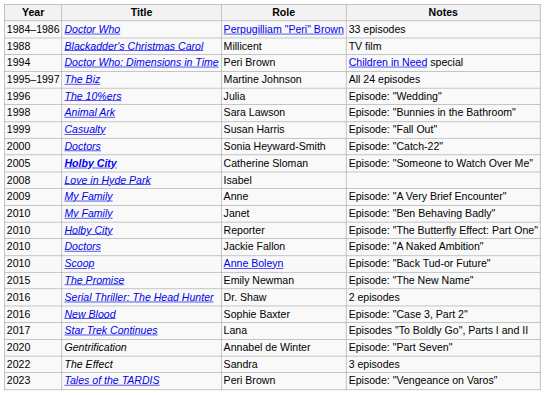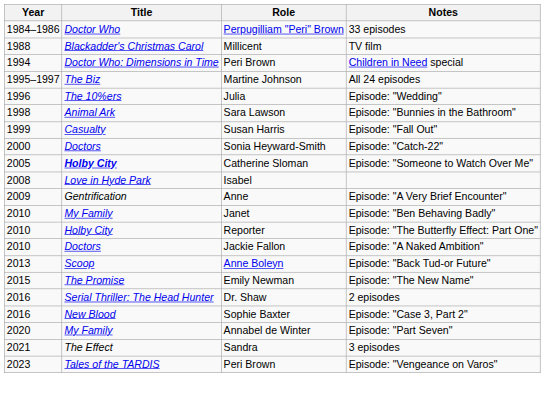(89, 197) My Family -> (96, 197) Gentrification
(19, 264) 2010 -> (19, 264) 2013
- row: (438, 331)
(96, 347) Gentrification -> (89, 331) My Family
(19, 364) 2022 -> (19, 347) 2021
